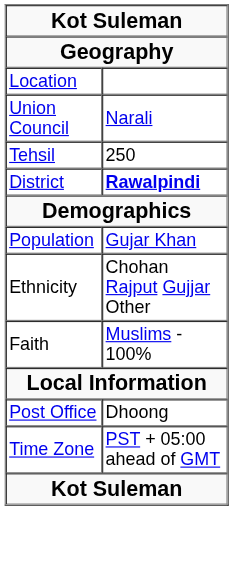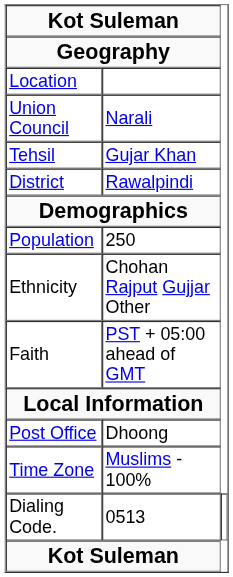(121, 155) 250 -> (151, 155) Gujar Khan
(153, 182) bold -> (149, 182) normal
(151, 240) Gujar Khan -> (120, 240) 250
(144, 344) Muslims - 100% -> (155, 354) PST + 05:00 ahead of GMT
(163, 449) PST + 05:00 ahead of GMT -> (144, 469) Muslims - 100%
+ row: (37, 516)
